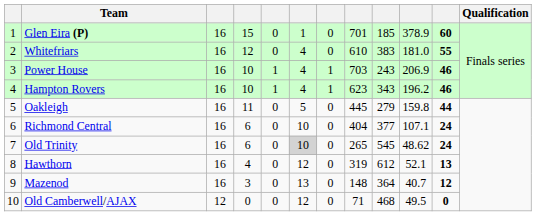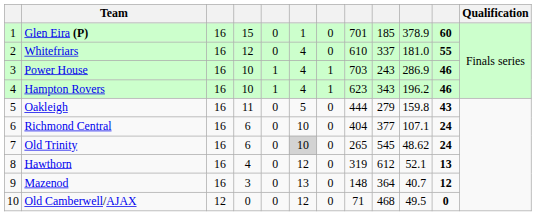(386, 51) 383 -> (386, 51) 337
(416, 70) 206.9 -> (416, 70) 286.9
(358, 107) 445 -> (358, 107) 444
(446, 107) 44 -> (446, 107) 43
